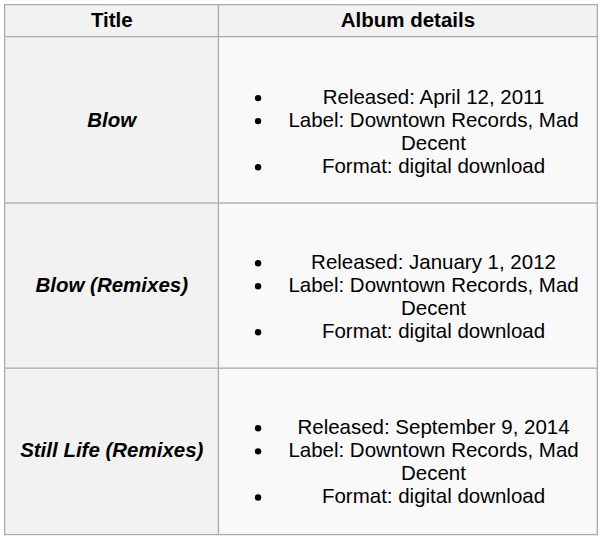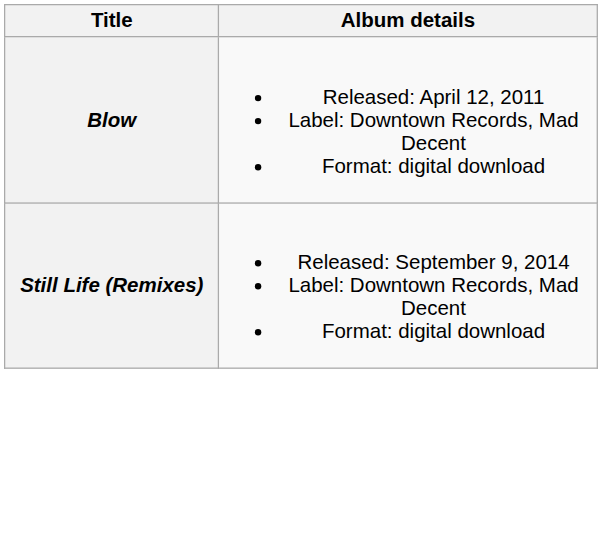- row: (112, 285)
